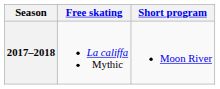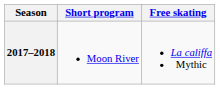columns swapped: (173, 13) <-> (94, 13)
